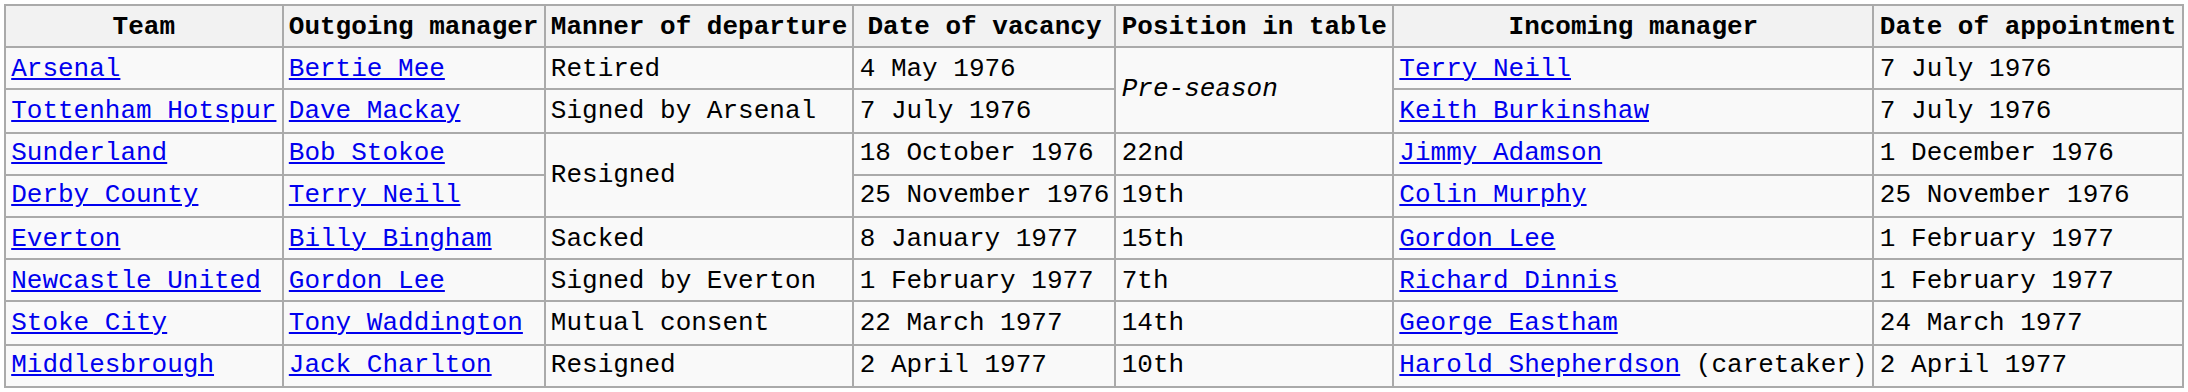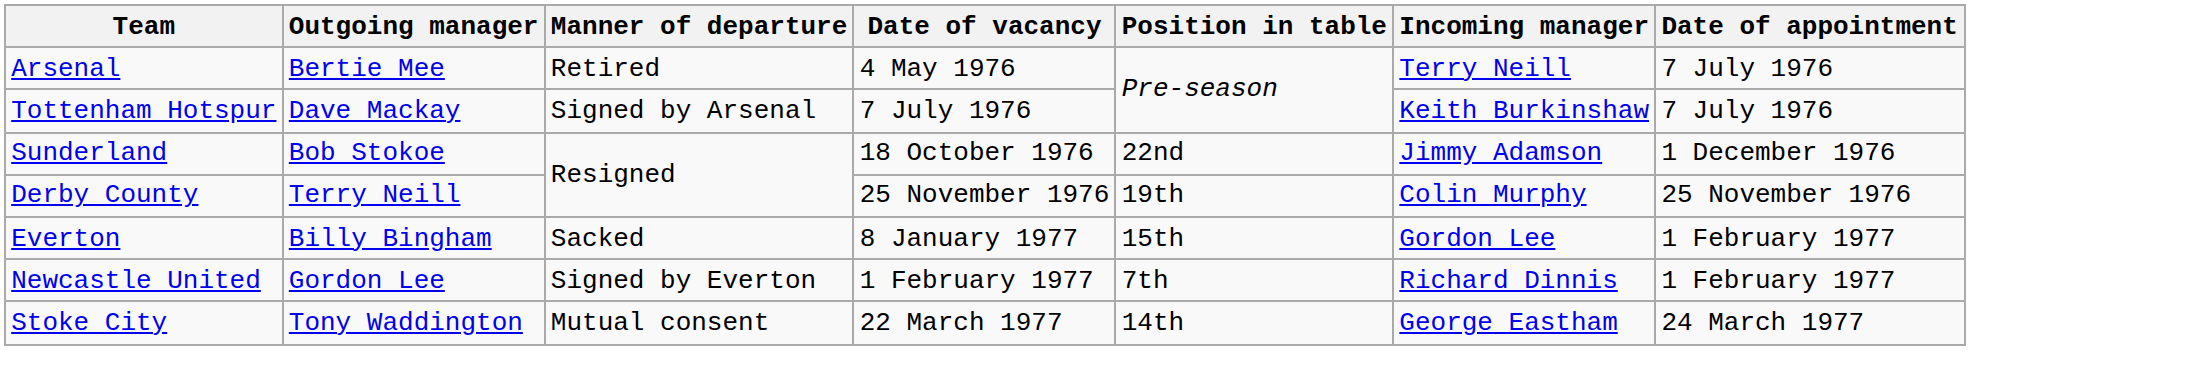- row: (113, 365)
